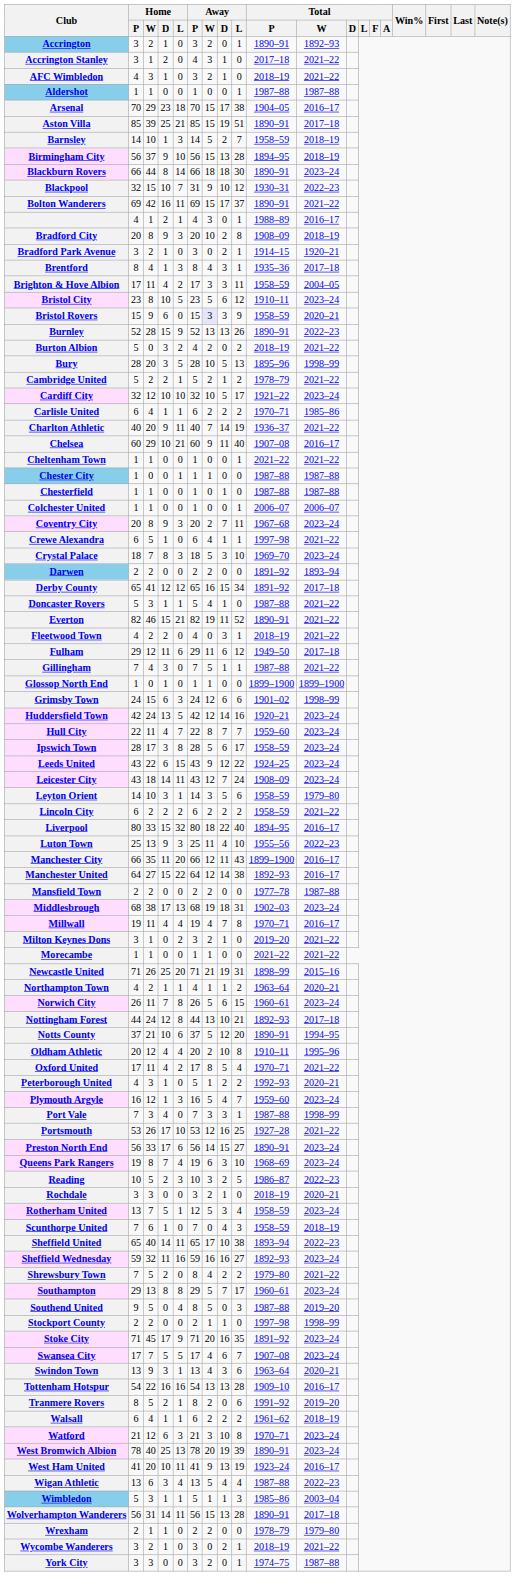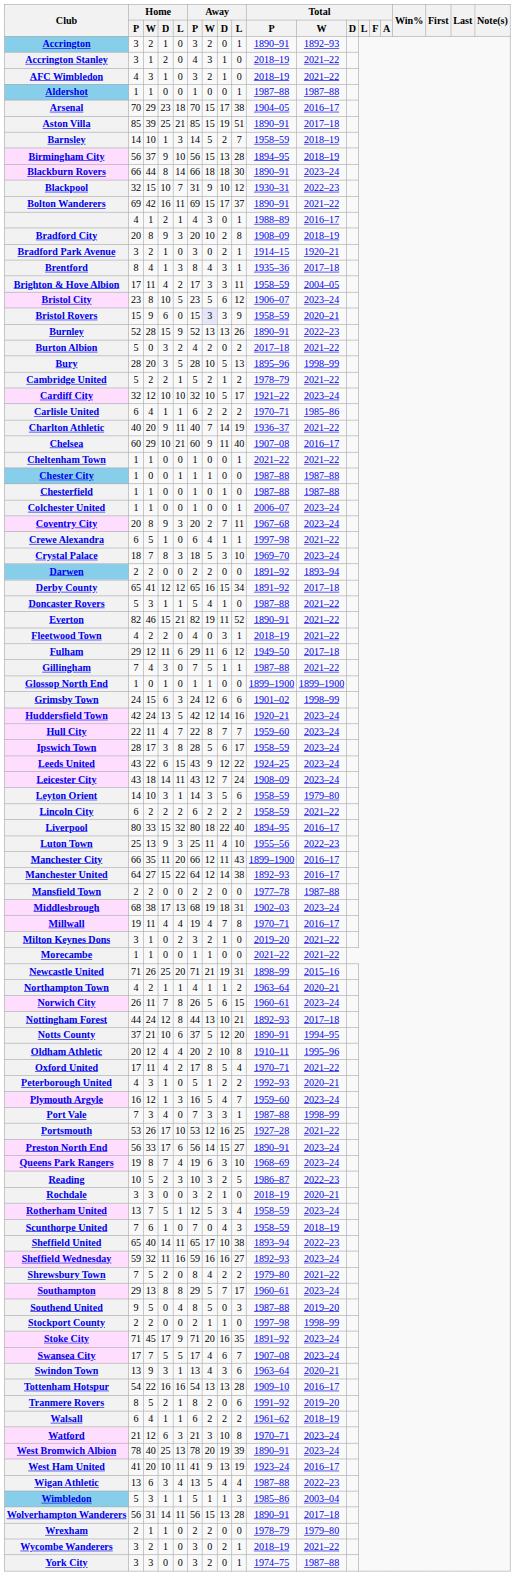(272, 60) 2017–18 -> (272, 60) 2018–19
(272, 300) 1910–11 -> (272, 300) 1906–07
(272, 348) 2018–19 -> (272, 348) 2017–18
(322, 508) 2006–07 -> (322, 508) 2023–24
